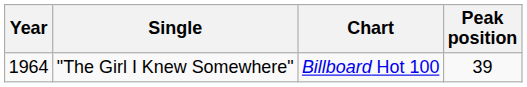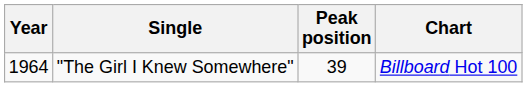columns swapped: (371, 28) <-> (482, 28)
